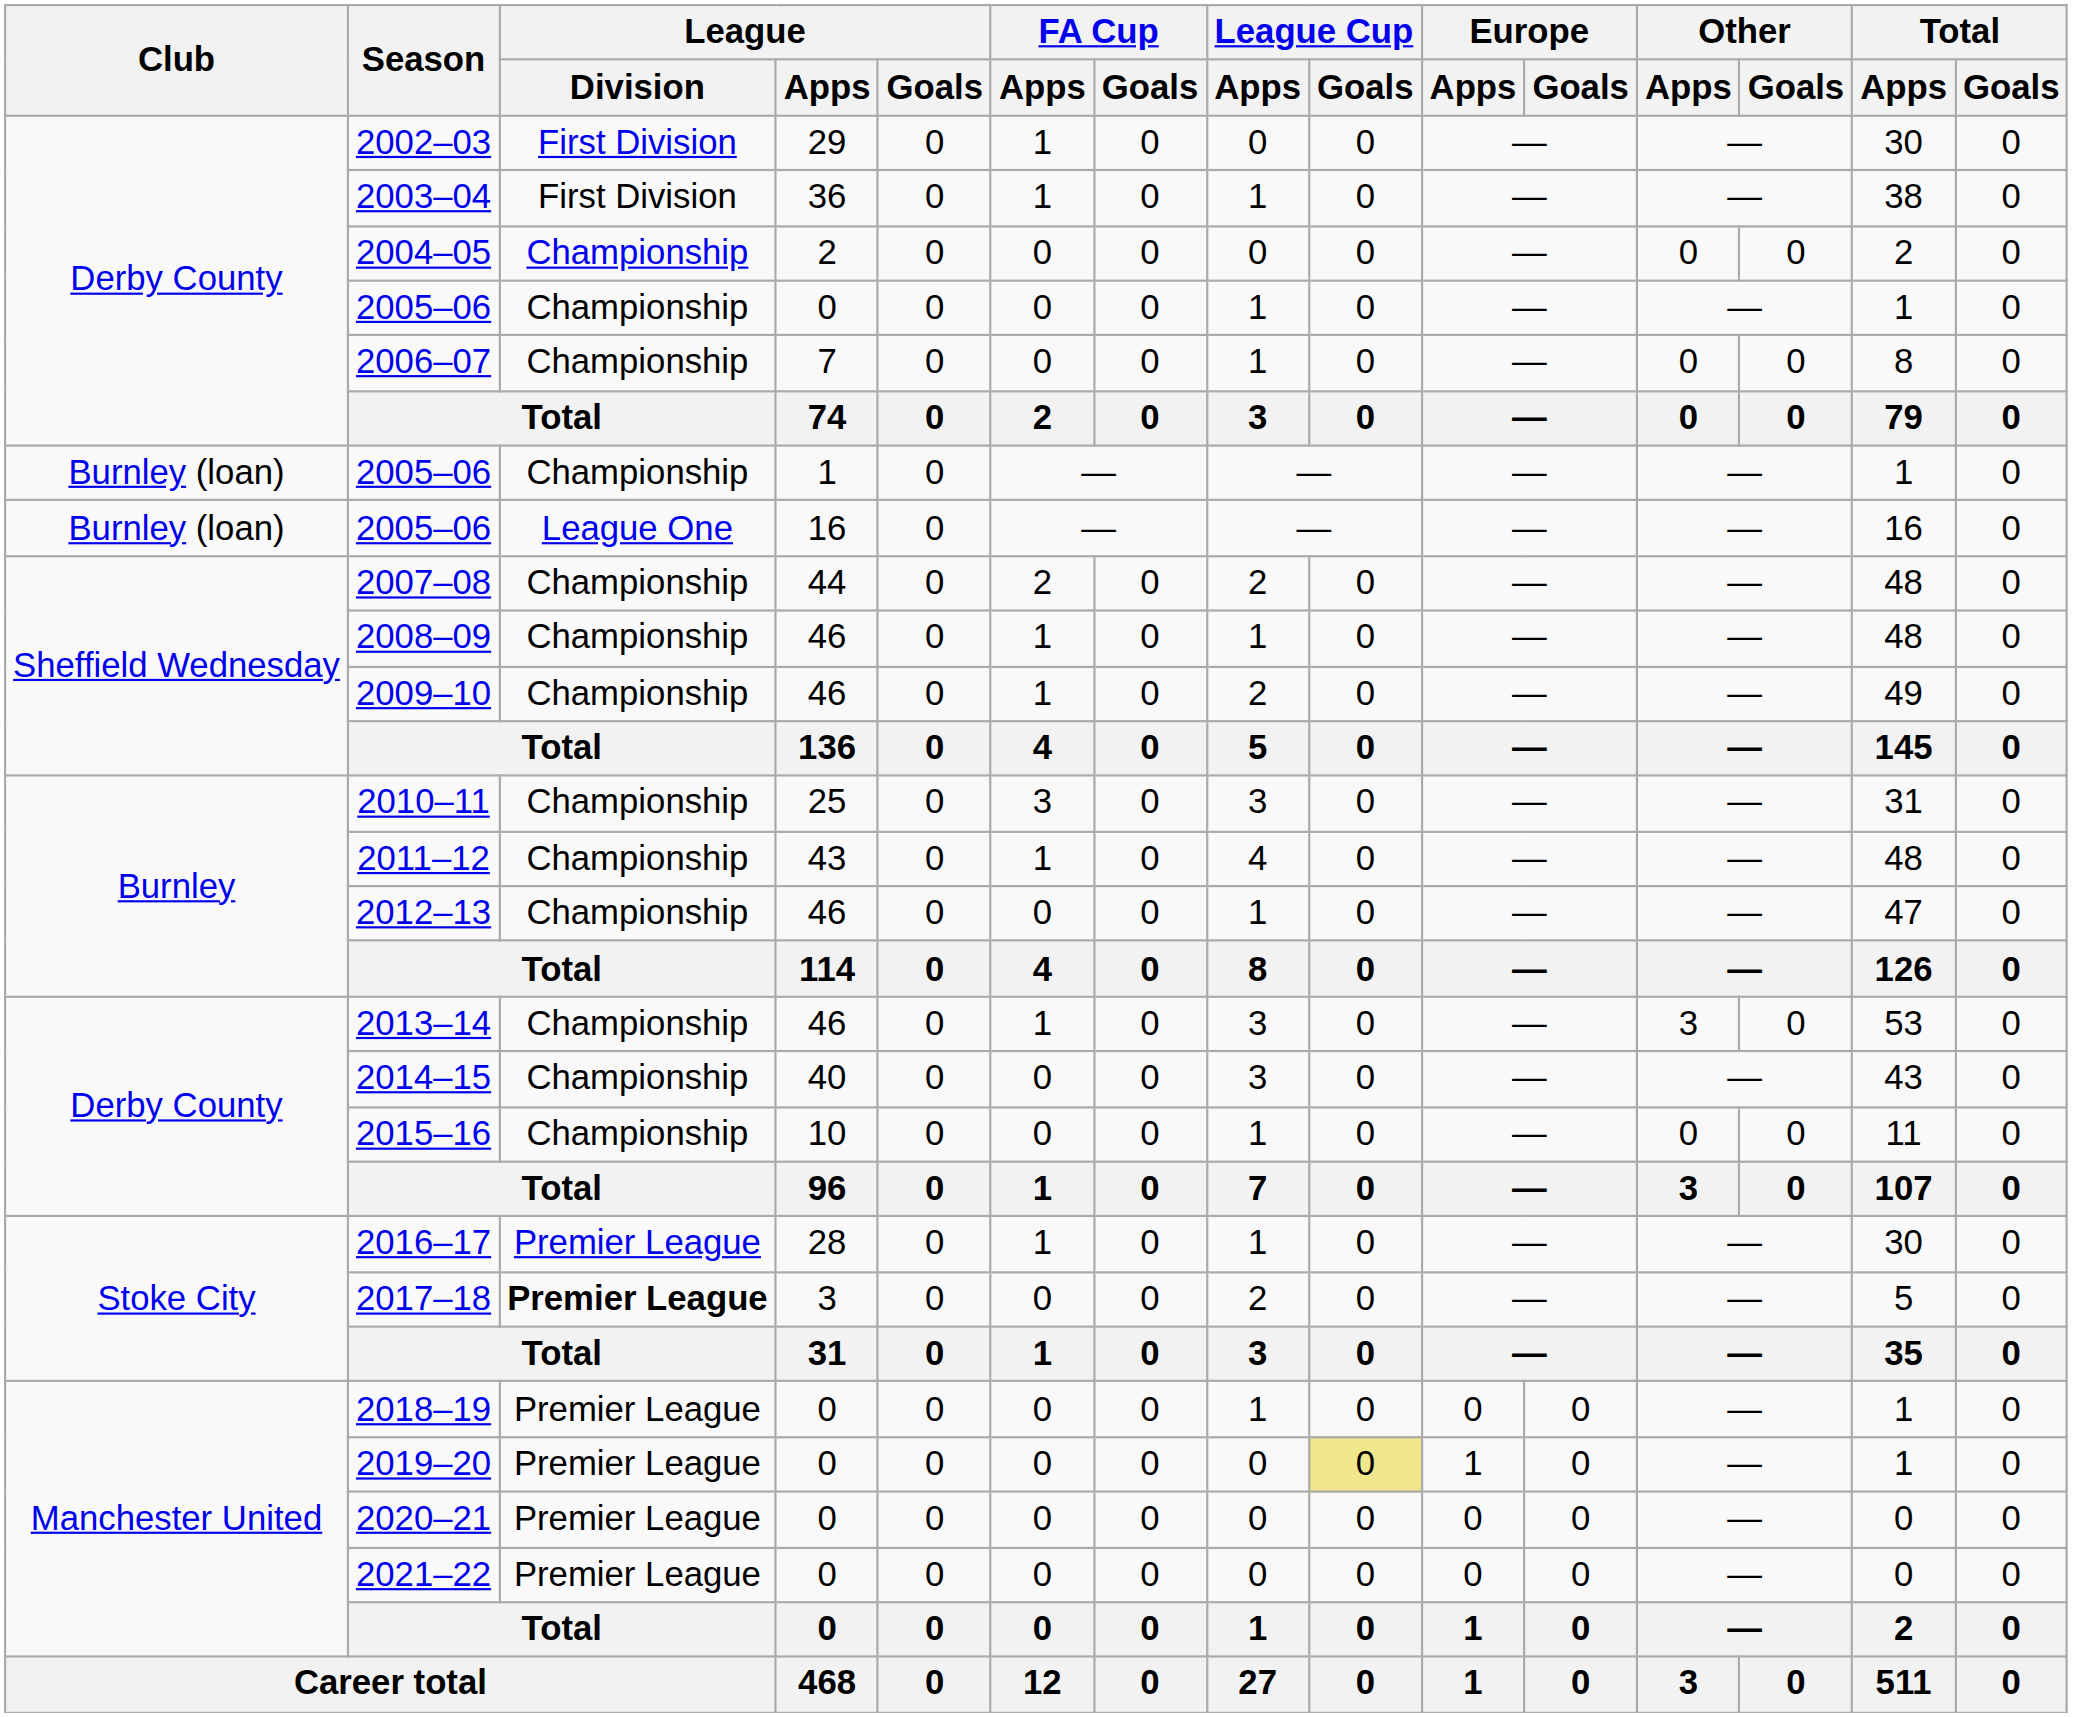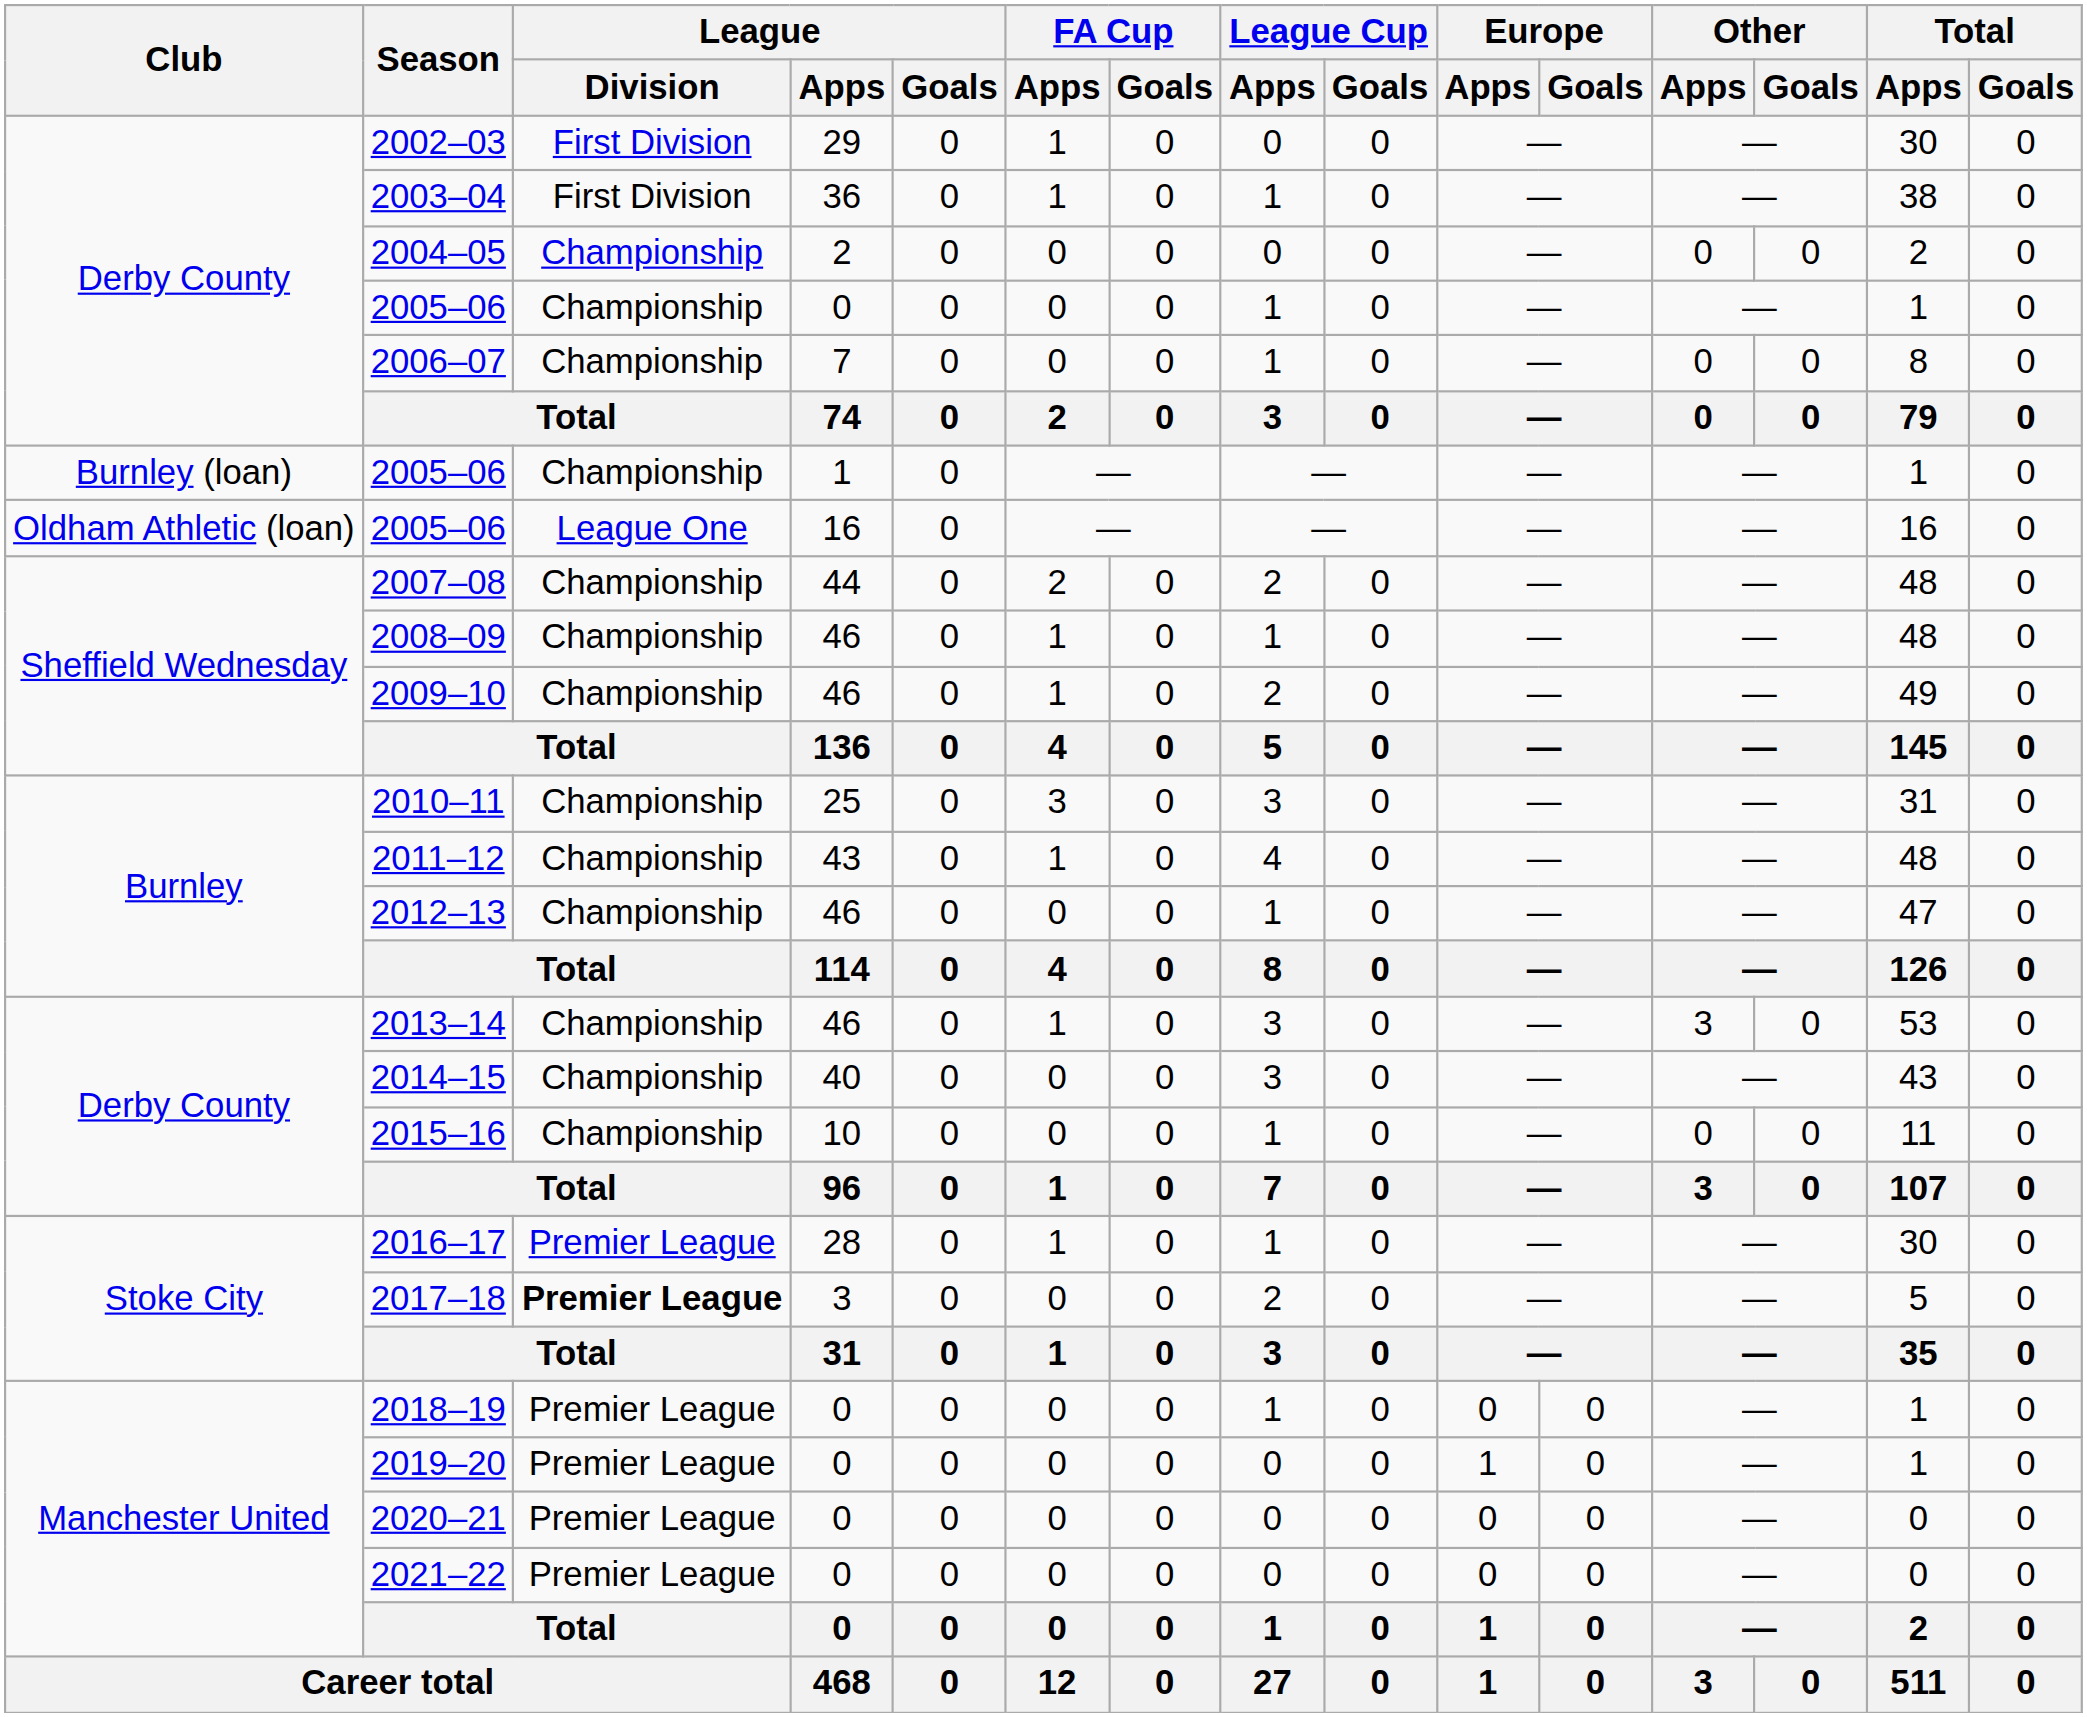(176, 527) Burnley (loan) -> (184, 527) Oldham Athletic (loan)
(1365, 1463) khaki background -> (1380, 1463) no background
